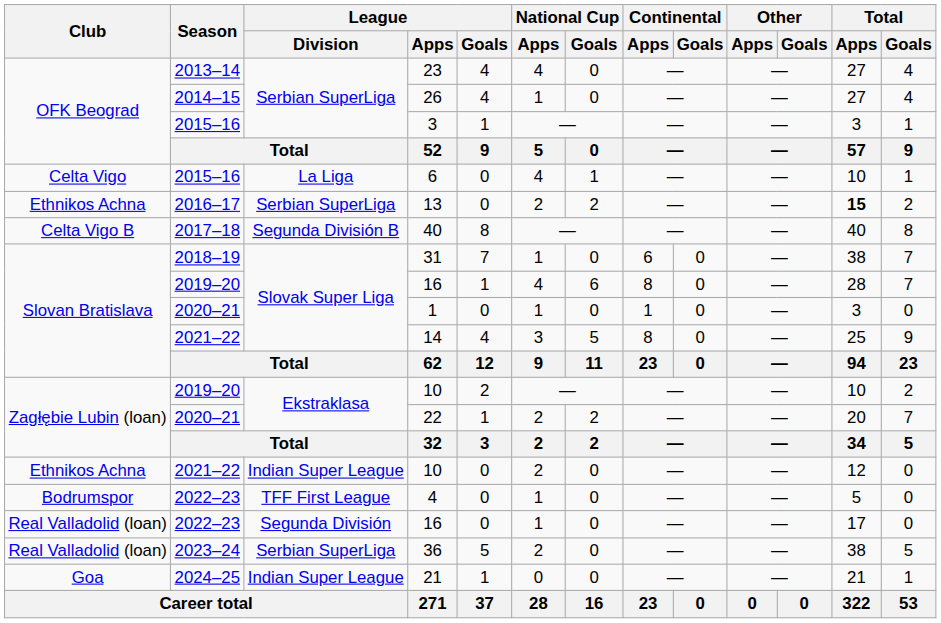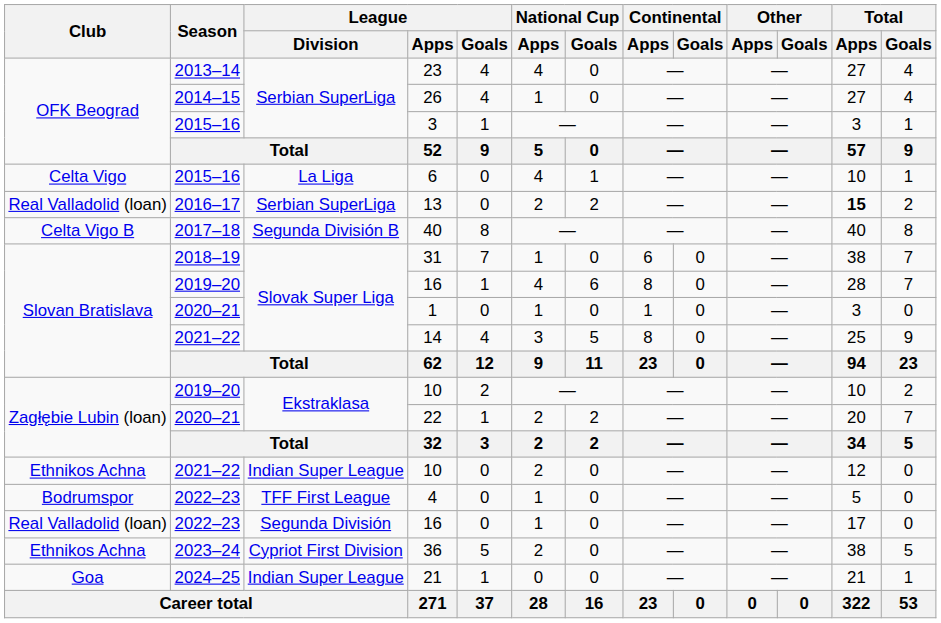(88, 204) Ethnikos Achna -> (88, 204) Real Valladolid (loan)
(88, 550) Real Valladolid (loan) -> (88, 550) Ethnikos Achna
(326, 550) Serbian SuperLiga -> (326, 550) Cypriot First Division
